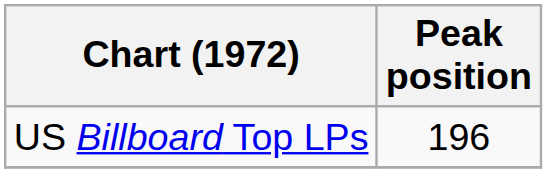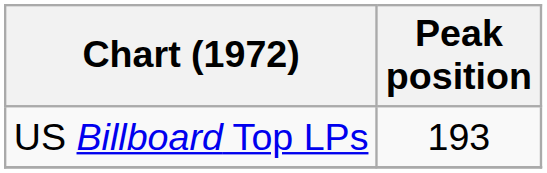(459, 136) 196 -> (459, 136) 193
